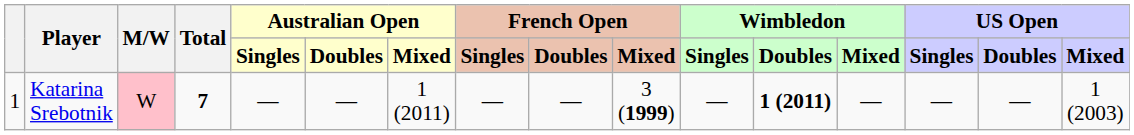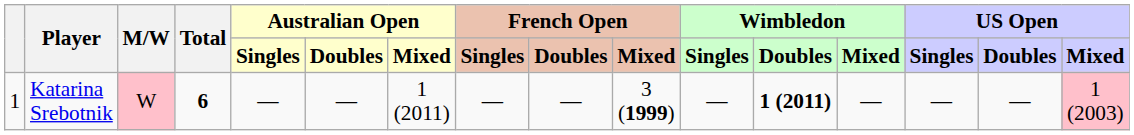(203, 100) 7 -> (203, 100) 6
(1095, 100) no background -> (1095, 100) pink background
